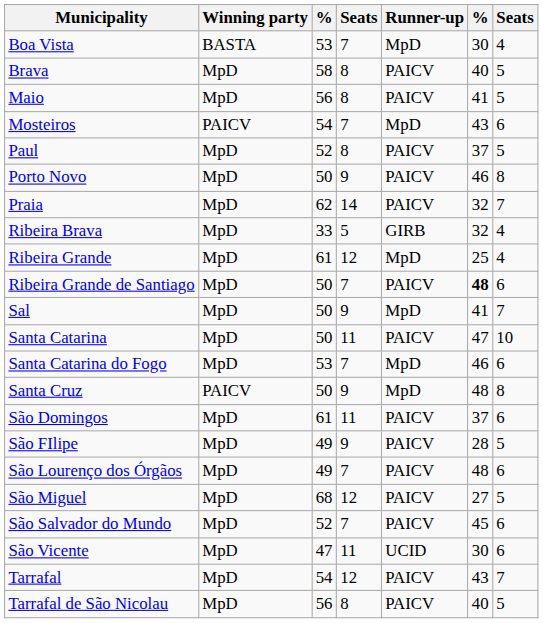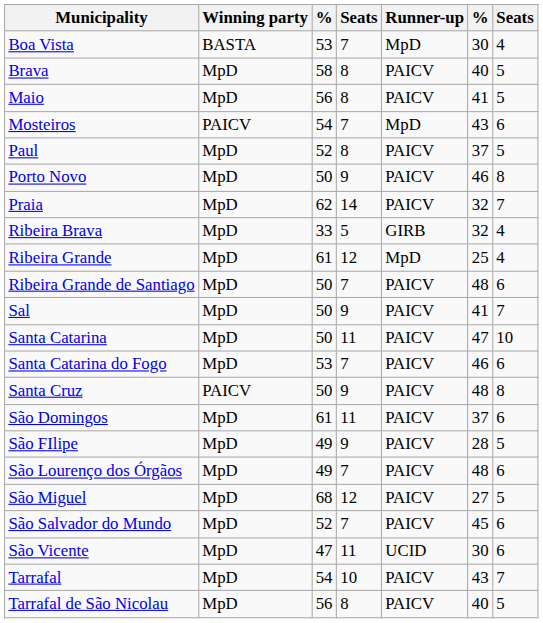(480, 284) bold -> (480, 284) normal
(403, 310) MpD -> (410, 310) PAICV
(403, 364) MpD -> (410, 364) PAICV
(403, 390) MpD -> (410, 390) PAICV
(349, 577) 12 -> (349, 577) 10
